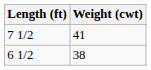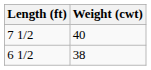(79, 34) 41 -> (79, 34) 40
